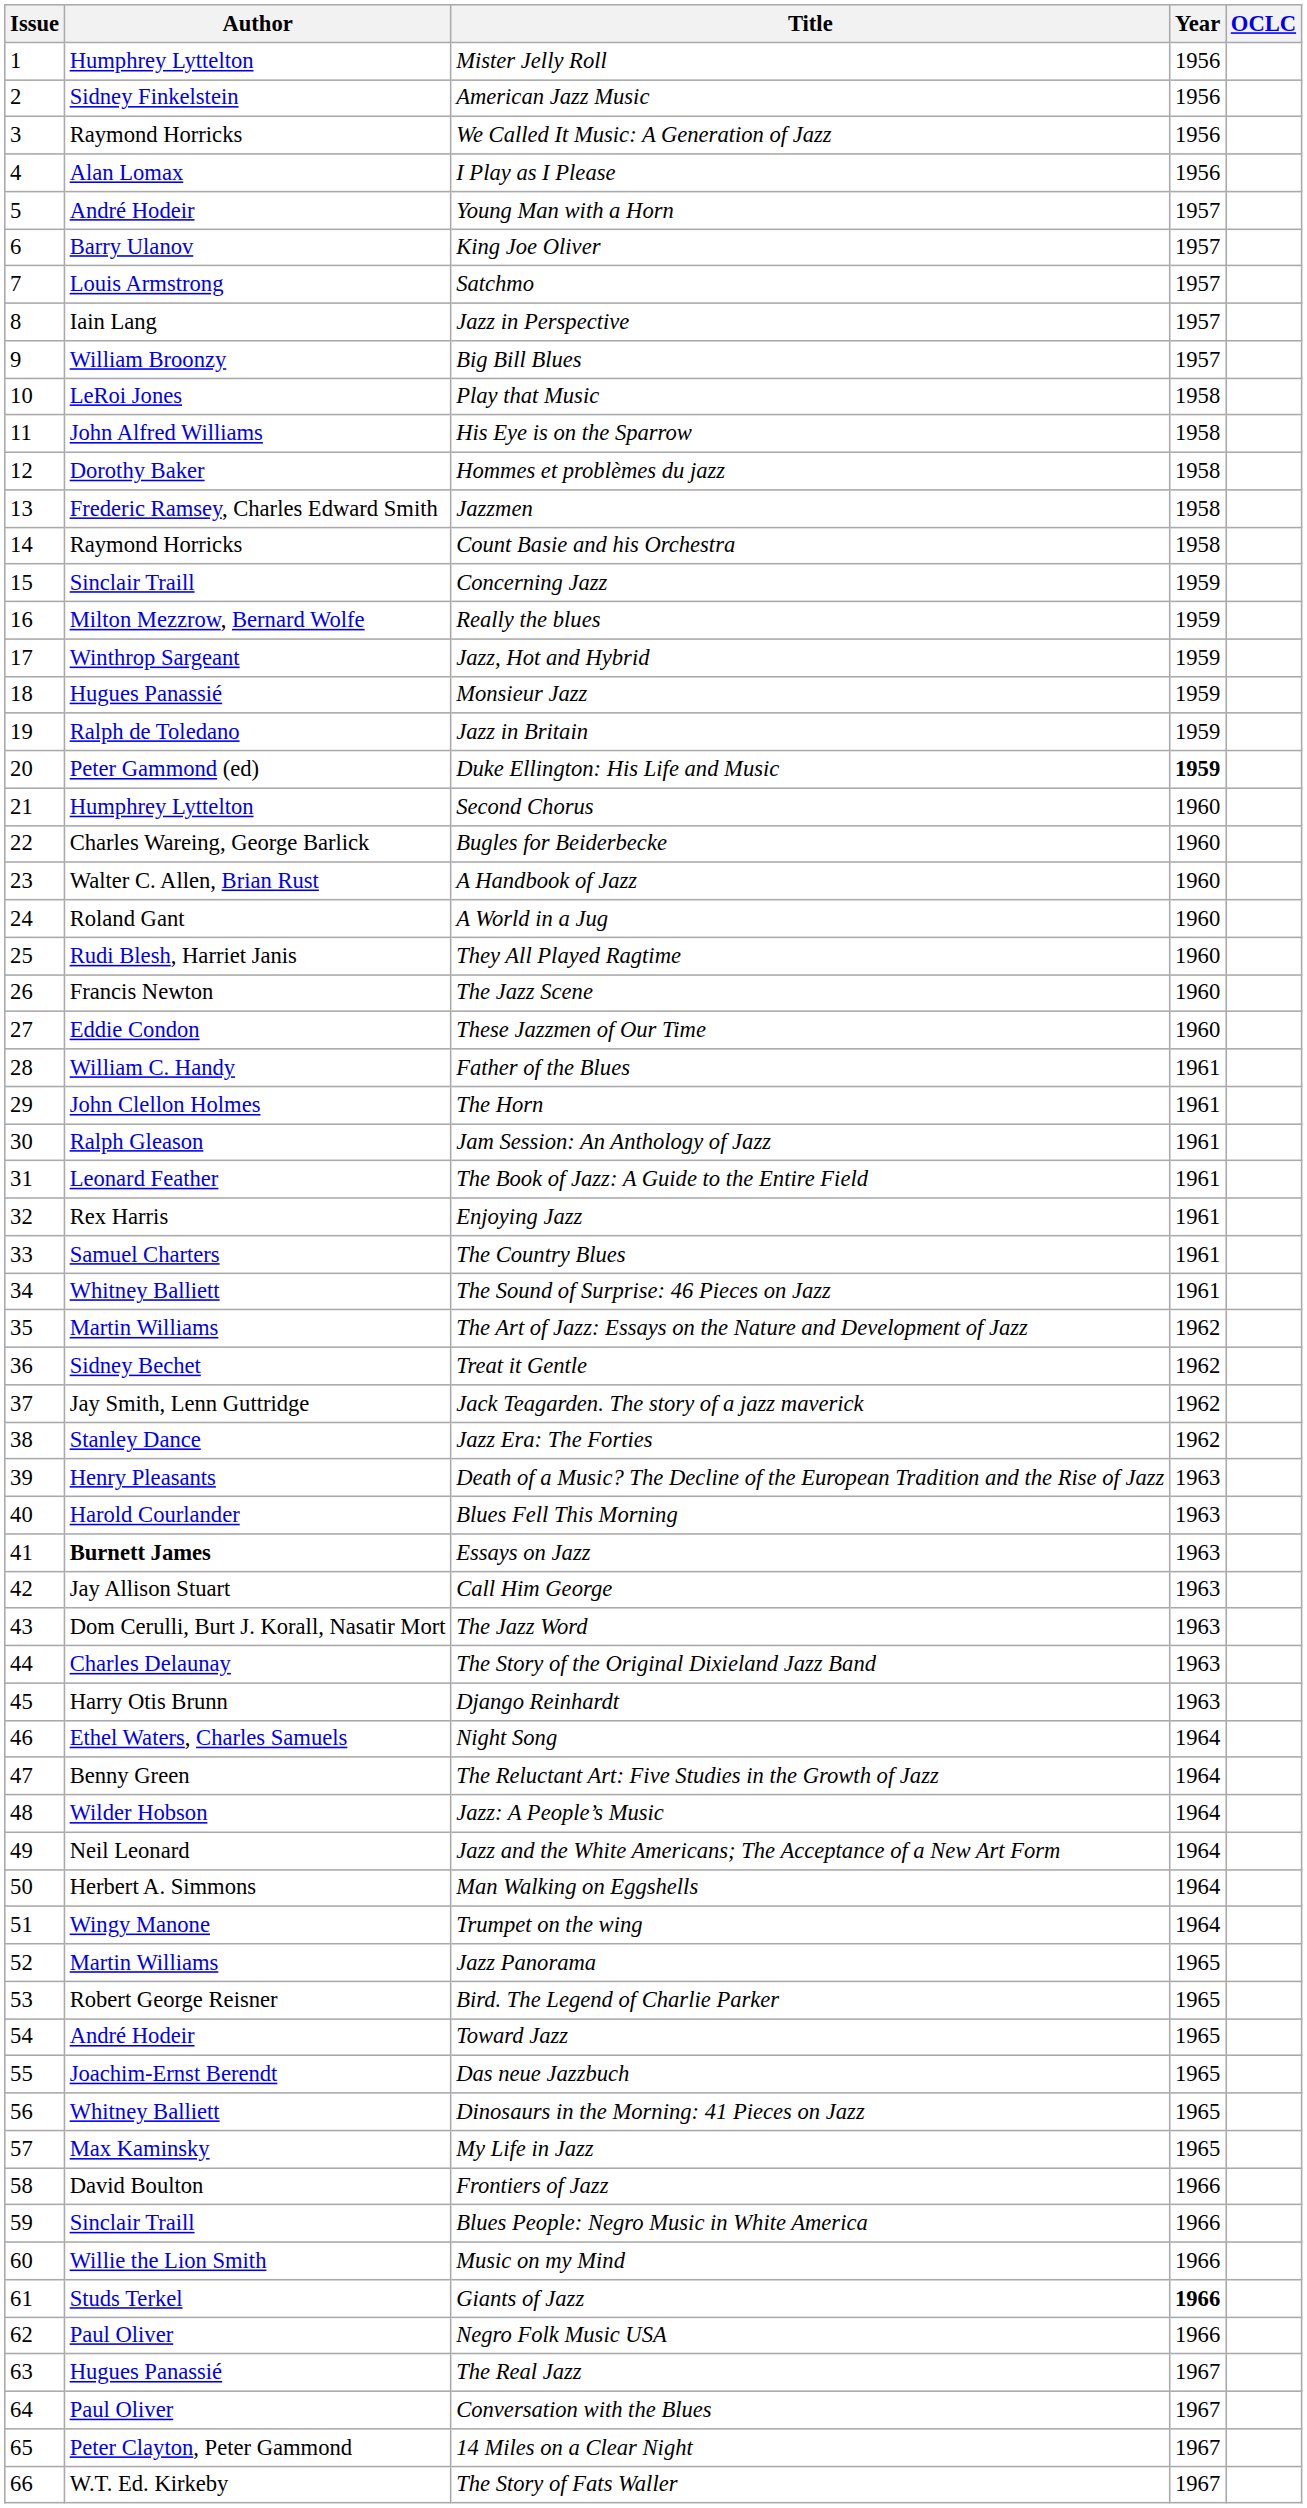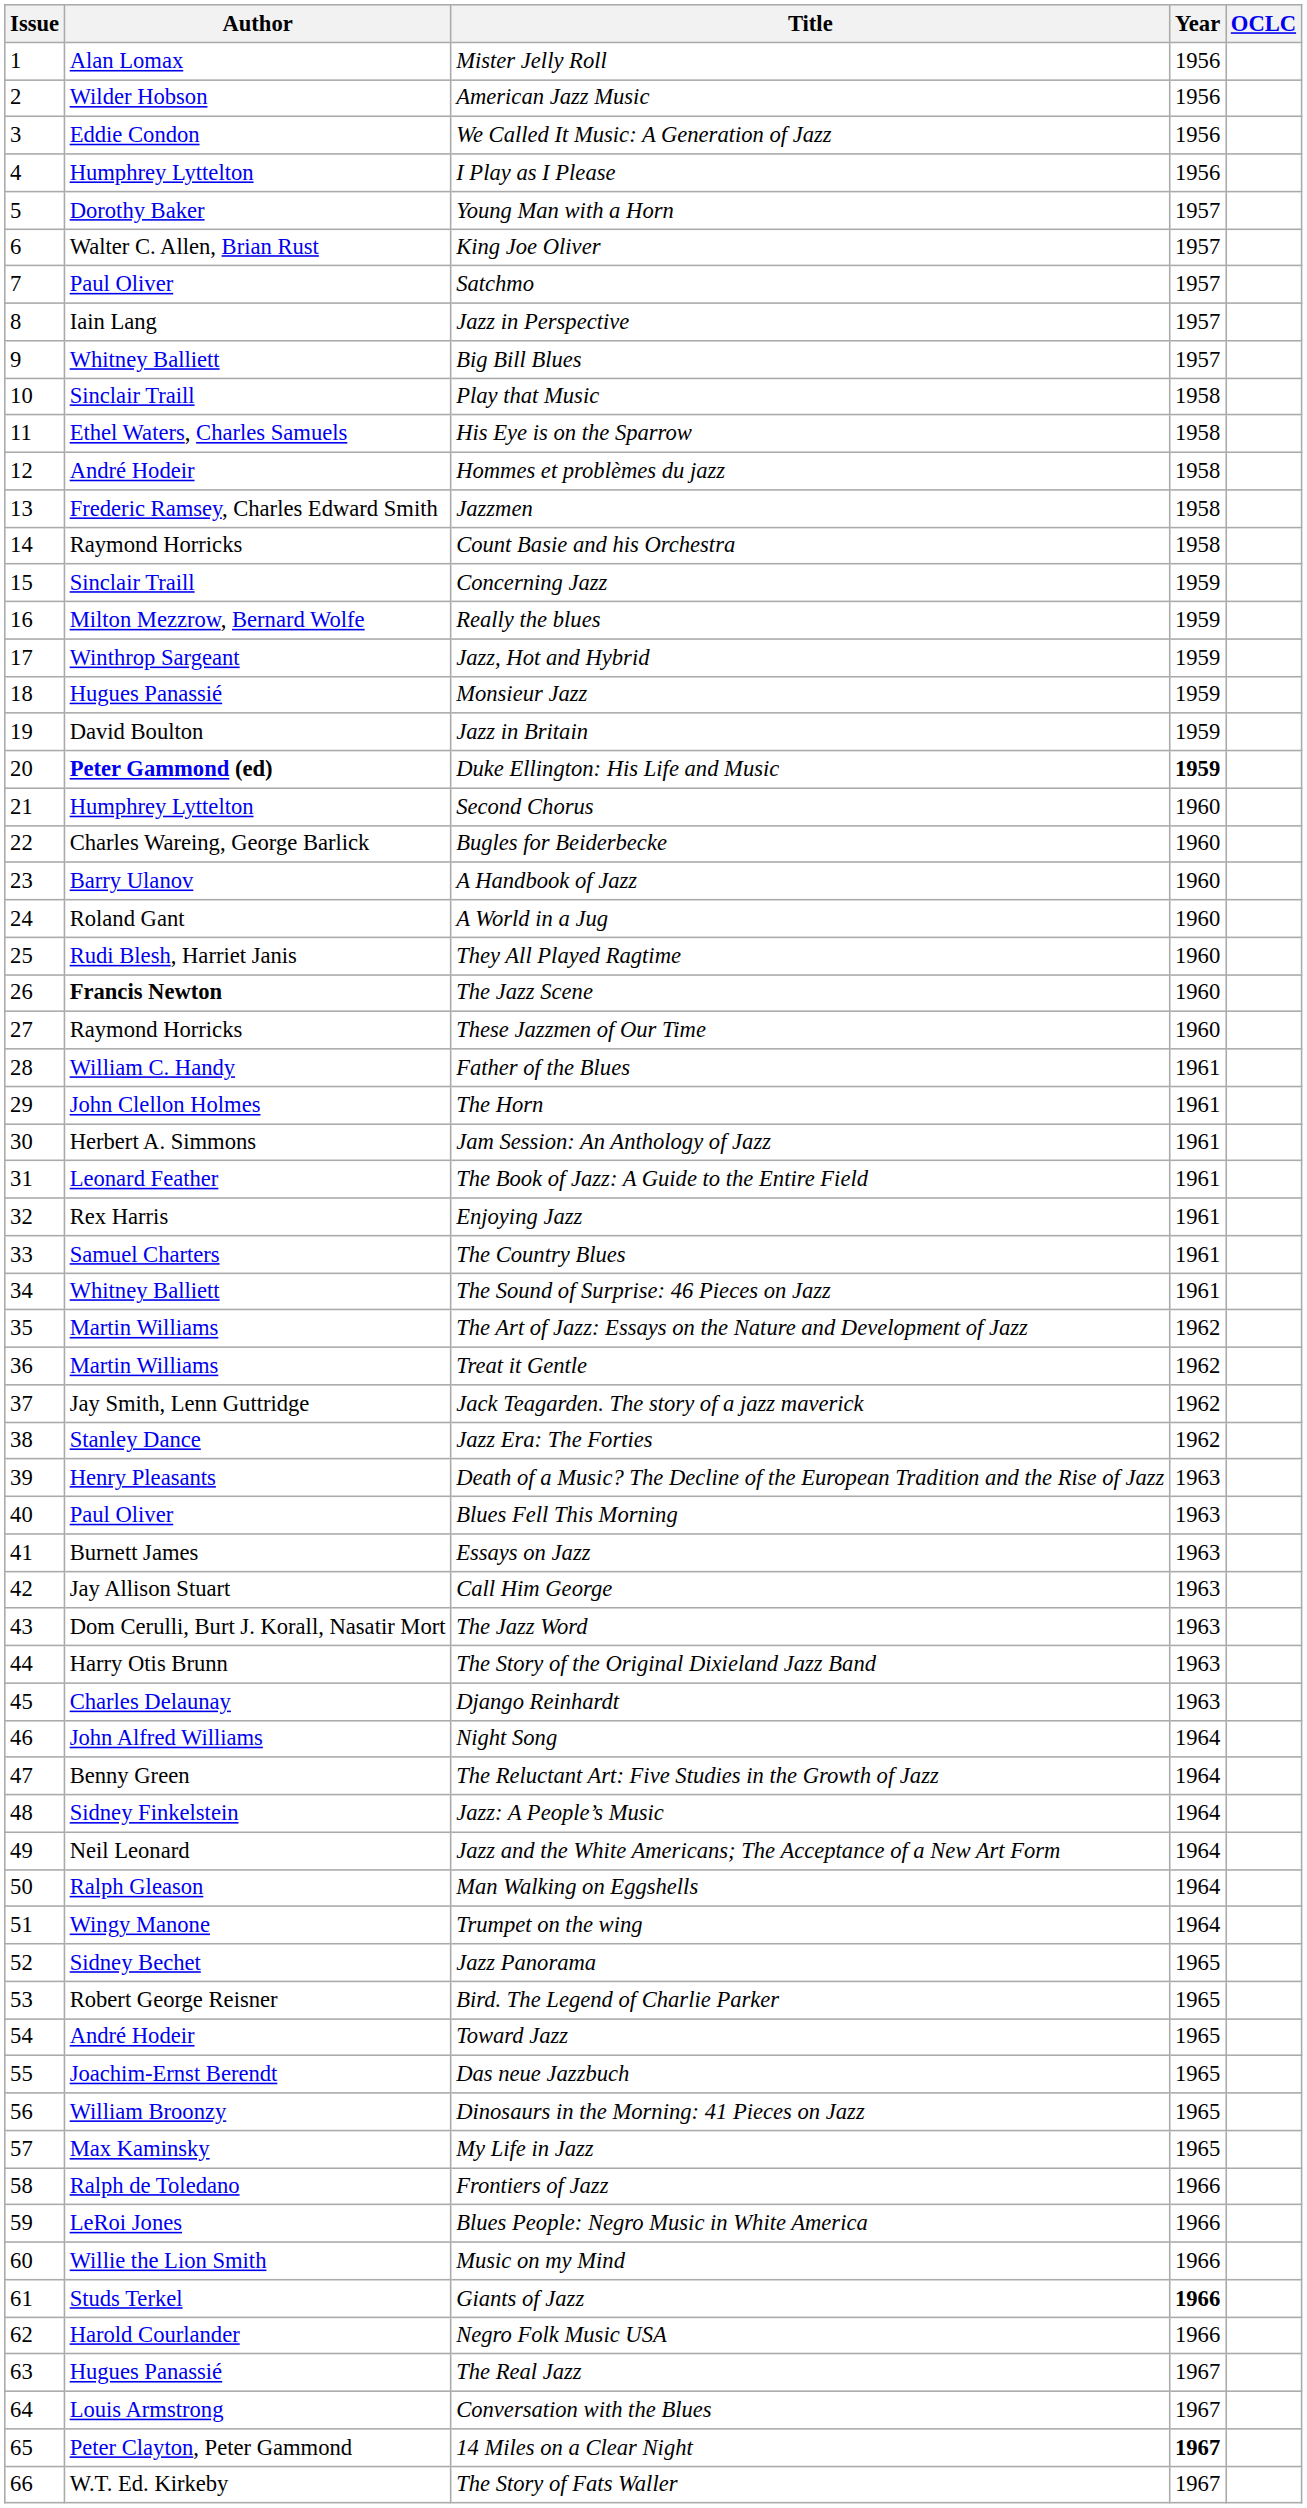(162, 60) Humphrey Lyttelton -> (126, 60) Alan Lomax
(154, 98) Sidney Finkelstein -> (139, 98) Wilder Hobson
(156, 135) Raymond Horricks -> (135, 135) Eddie Condon
(126, 172) Alan Lomax -> (162, 172) Humphrey Lyttelton
(132, 209) André Hodeir -> (137, 209) Dorothy Baker
(131, 247) Barry Ulanov -> (194, 247) Walter C. Allen, Brian Rust
(147, 284) Louis Armstrong -> (121, 284) Paul Oliver
(148, 359) William Broonzy -> (145, 359) Whitney Balliett
(126, 396) LeRoi Jones -> (132, 396) Sinclair Traill
(166, 433) John Alfred Williams -> (208, 433) Ethel Waters, Charles Samuels
(137, 470) Dorothy Baker -> (132, 470) André Hodeir
(155, 731) Ralph de Toledano -> (137, 731) David Boulton
(164, 769) normal -> (171, 769) bold
(194, 881) Walter C. Allen, Brian Rust -> (131, 881) Barry Ulanov
(142, 993) normal -> (146, 993) bold
(135, 1030) Eddie Condon -> (156, 1030) Raymond Horricks
(137, 1142) Ralph Gleason -> (163, 1142) Herbert A. Simmons
(135, 1365) Sidney Bechet -> (144, 1365) Martin Williams
(155, 1515) Harold Courlander -> (121, 1515) Paul Oliver
(140, 1552) bold -> (134, 1552) normal
(150, 1664) Charles Delaunay -> (149, 1664) Harry Otis Brunn
(149, 1701) Harry Otis Brunn -> (150, 1701) Charles Delaunay
(208, 1738) Ethel Waters, Charles Samuels -> (166, 1738) John Alfred Williams
(139, 1813) Wilder Hobson -> (154, 1813) Sidney Finkelstein
(163, 1887) Herbert A. Simmons -> (137, 1887) Ralph Gleason
(144, 1962) Martin Williams -> (135, 1962) Sidney Bechet
(145, 2111) Whitney Balliett -> (148, 2111) William Broonzy
(137, 2186) David Boulton -> (155, 2186) Ralph de Toledano
(132, 2223) Sinclair Traill -> (126, 2223) LeRoi Jones
(121, 2335) Paul Oliver -> (155, 2335) Harold Courlander
(121, 2409) Paul Oliver -> (147, 2409) Louis Armstrong
(1198, 2447) normal -> (1198, 2447) bold
